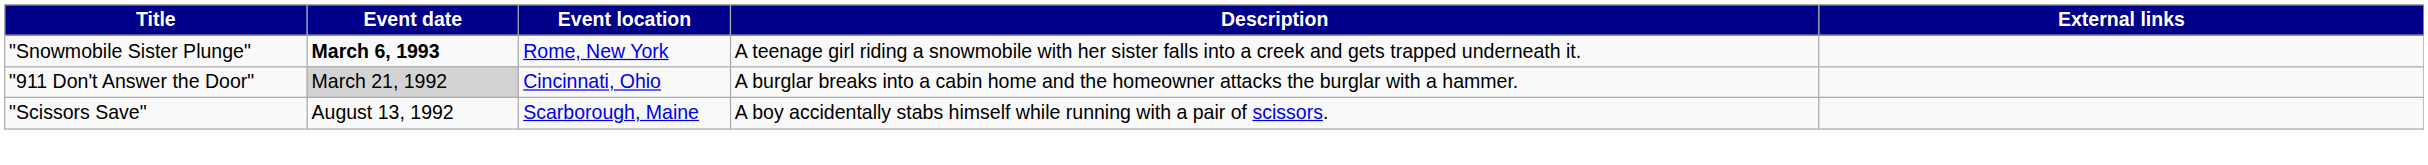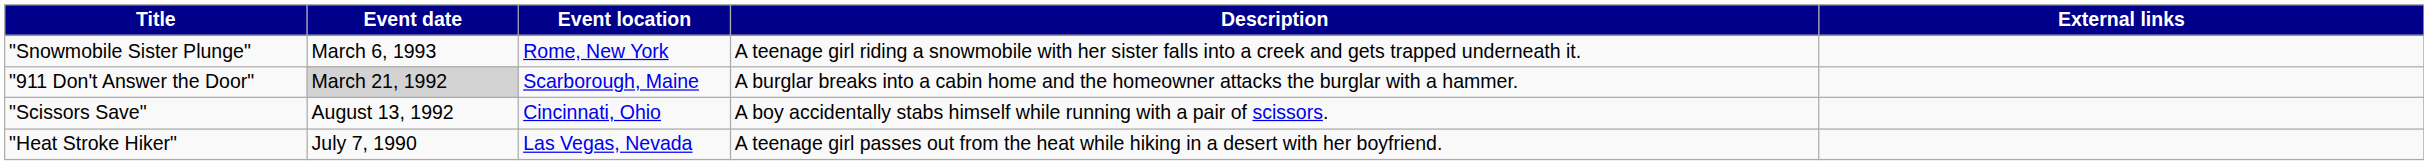(376, 50) bold -> (374, 50) normal
(592, 81) Cincinnati, Ohio -> (611, 81) Scarborough, Maine
(611, 112) Scarborough, Maine -> (592, 112) Cincinnati, Ohio
+ row: (93, 143)
